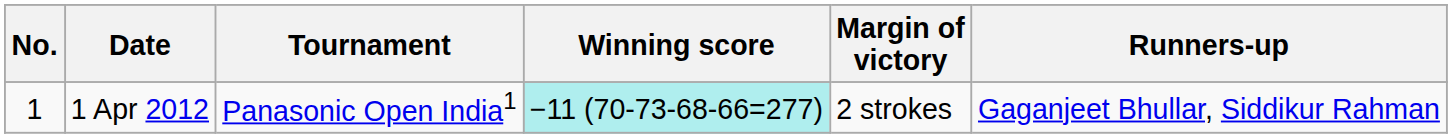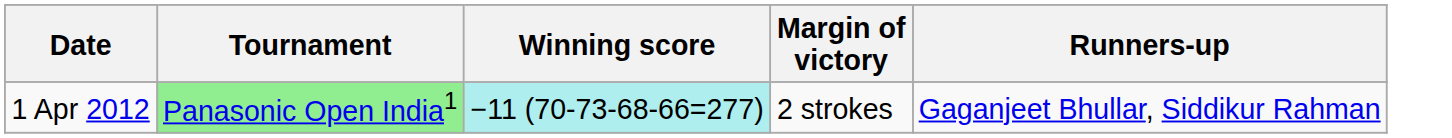- column: (35, 44)
(369, 108) no background -> (310, 108) lightgreen background
